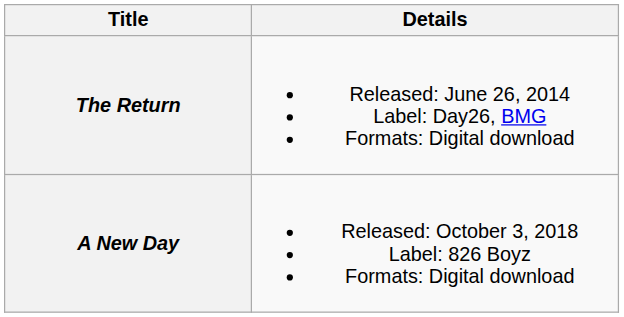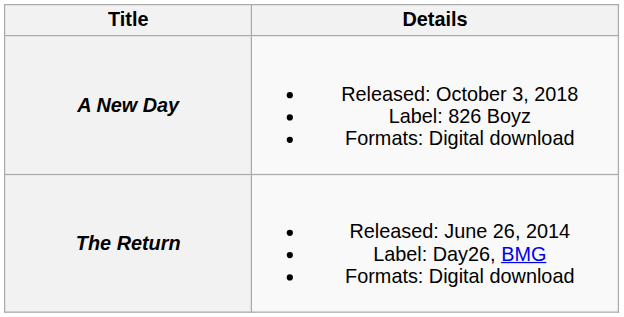rows swapped: (128, 105) <-> (128, 243)
